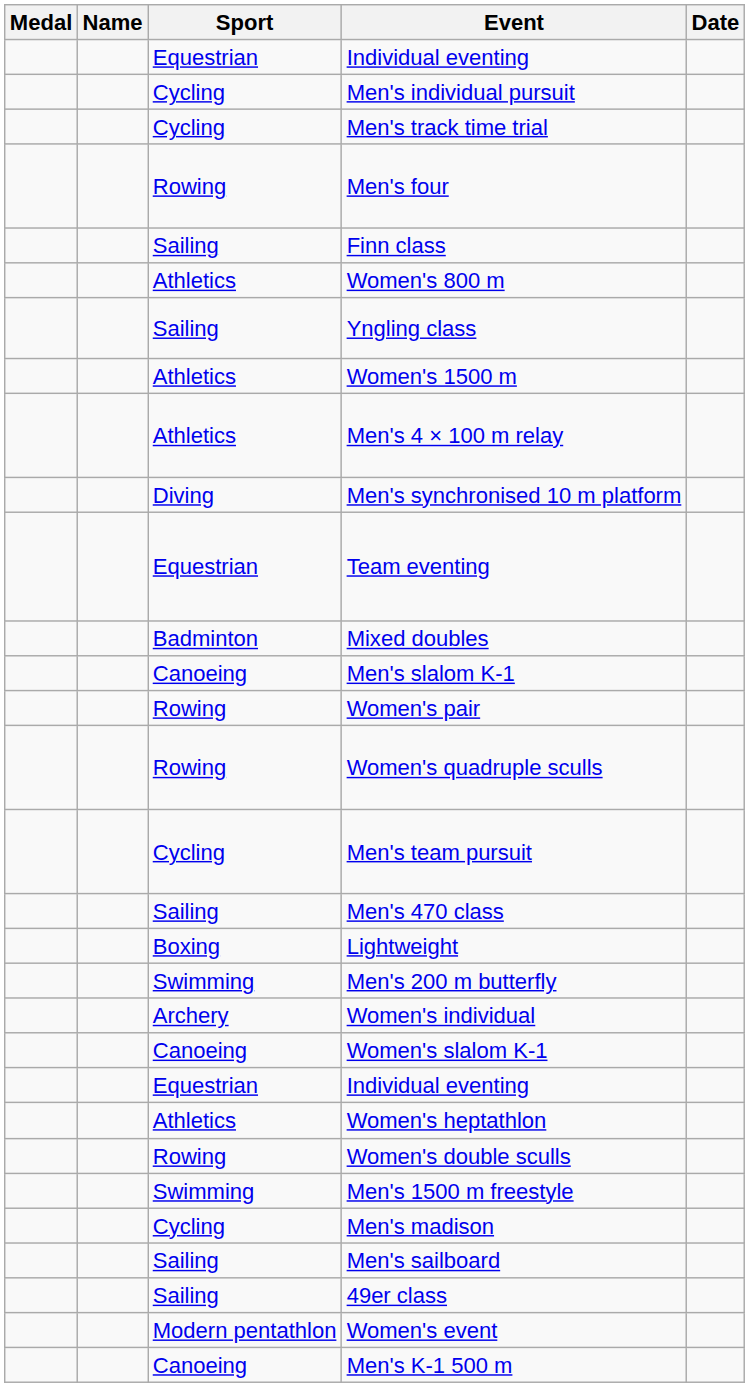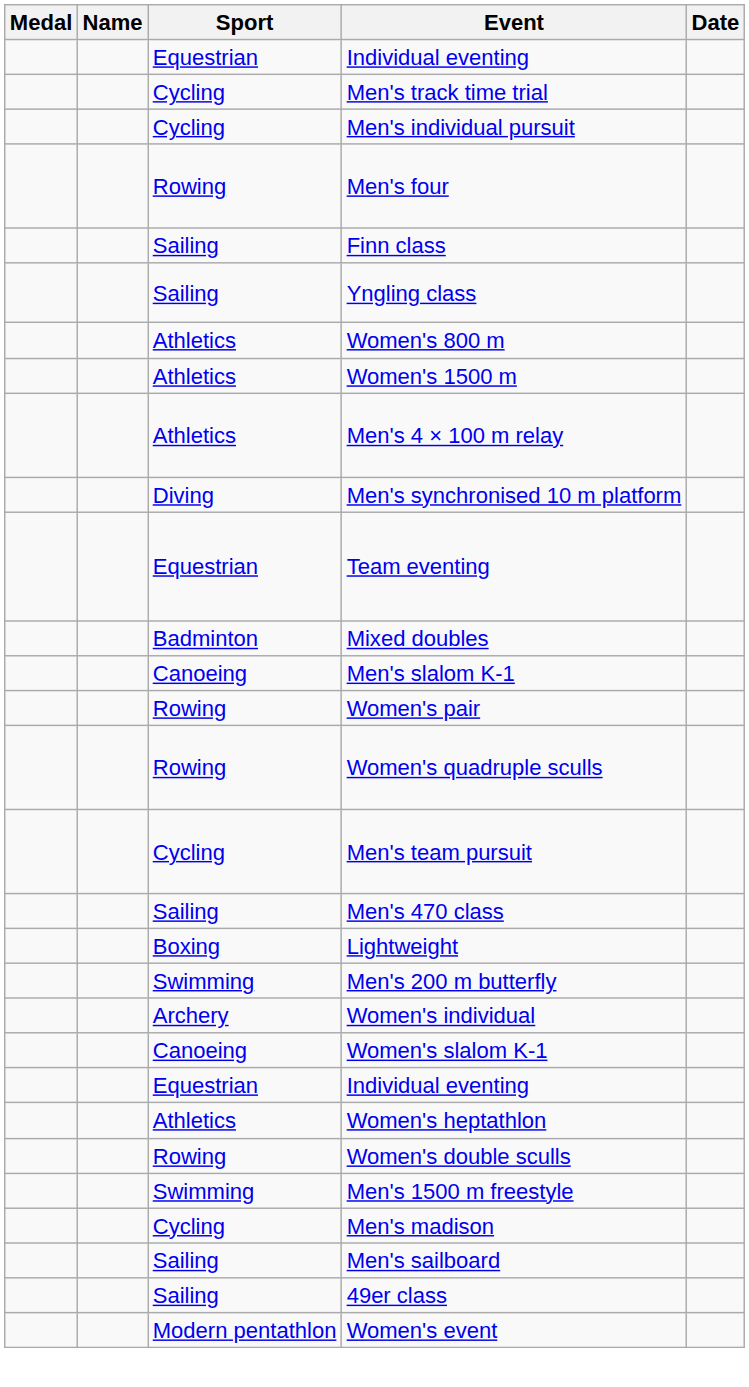rows swapped: (189, 127) <-> (189, 92)
rows swapped: (186, 328) <-> (194, 281)
- row: (200, 1365)
